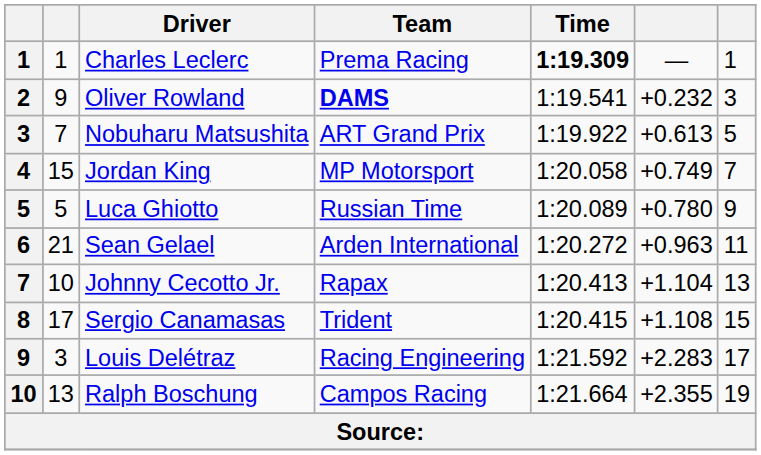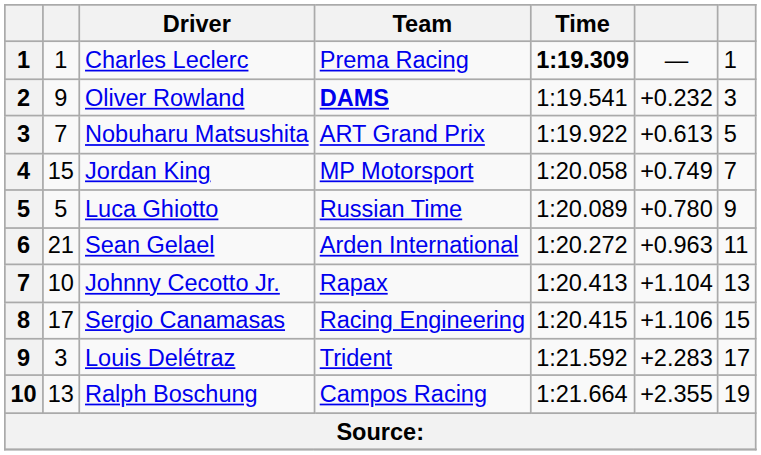(356, 320) Trident -> (422, 320) Racing Engineering
(676, 320) +1.108 -> (676, 320) +1.106
(422, 357) Racing Engineering -> (356, 357) Trident
